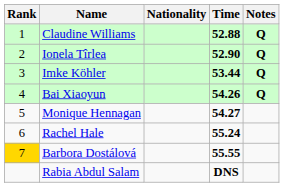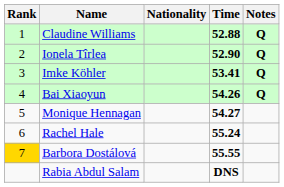(226, 73) 53.44 -> (226, 73) 53.41
